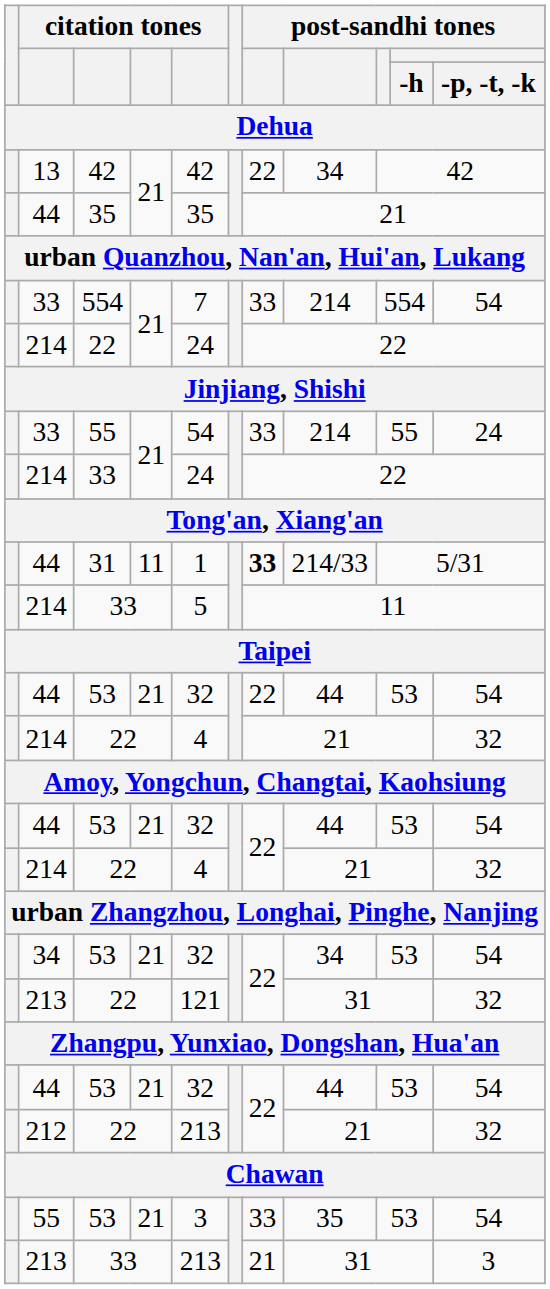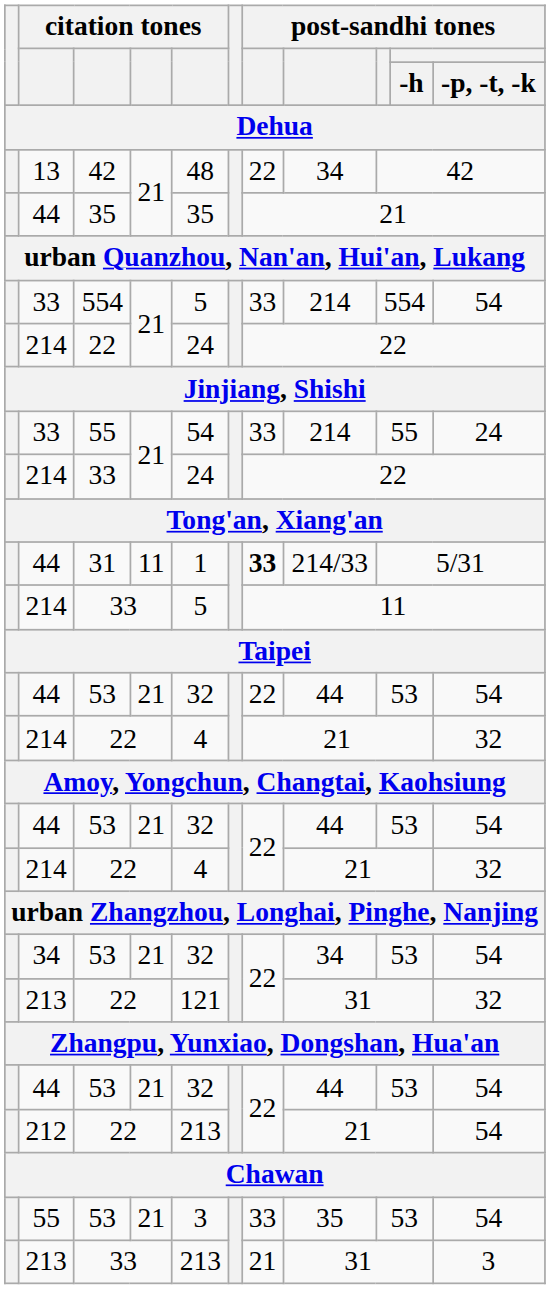(200, 170) 42 -> (200, 170) 48
(200, 301) 7 -> (200, 301) 5
(488, 1130) 32 -> (488, 1130) 54
